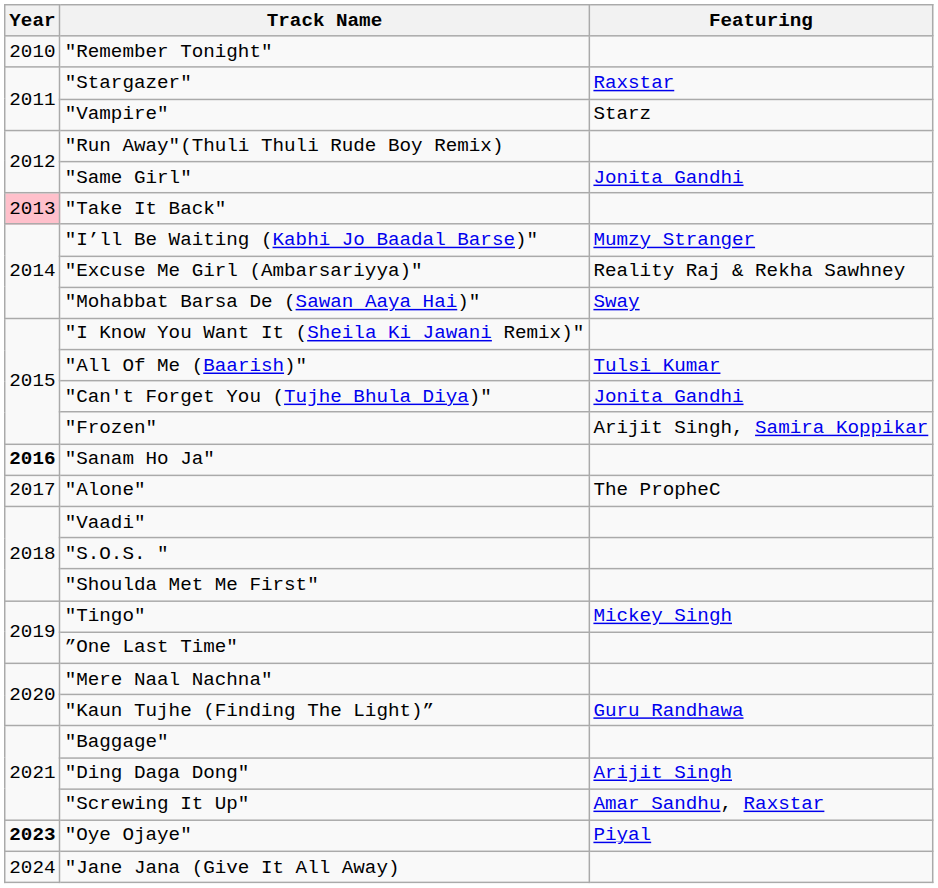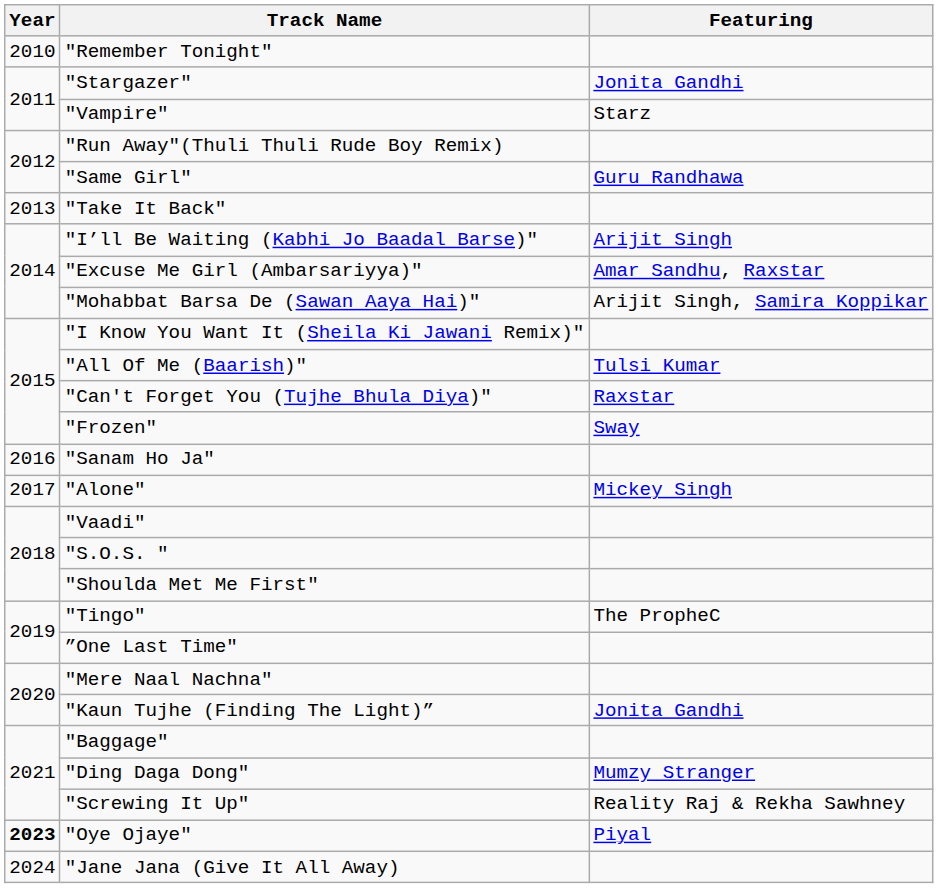(634, 83) Raxstar -> (668, 83) Jonita Gandhi
(668, 177) Jonita Gandhi -> (668, 177) Guru Randhawa
(32, 209) pink background -> (32, 209) no background
(674, 240) Mumzy Stranger -> (663, 240) Arijit Singh
(749, 271) Reality Raj & Rekha Sawhney -> (709, 271) Amar Sandhu, Raxstar
(617, 303) Sway -> (761, 303) Arijit Singh, Samira Koppikar
(668, 397) Jonita Gandhi -> (634, 397) Raxstar
(761, 428) Arijit Singh, Samira Koppikar -> (617, 428) Sway
(32, 459) bold -> (32, 459) normal
(657, 491) The PropheC -> (663, 491) Mickey Singh
(663, 616) Mickey Singh -> (657, 616) The PropheC
(668, 710) Guru Randhawa -> (668, 710) Jonita Gandhi
(663, 773) Arijit Singh -> (674, 773) Mumzy Stranger
(709, 804) Amar Sandhu, Raxstar -> (749, 804) Reality Raj & Rekha Sawhney
